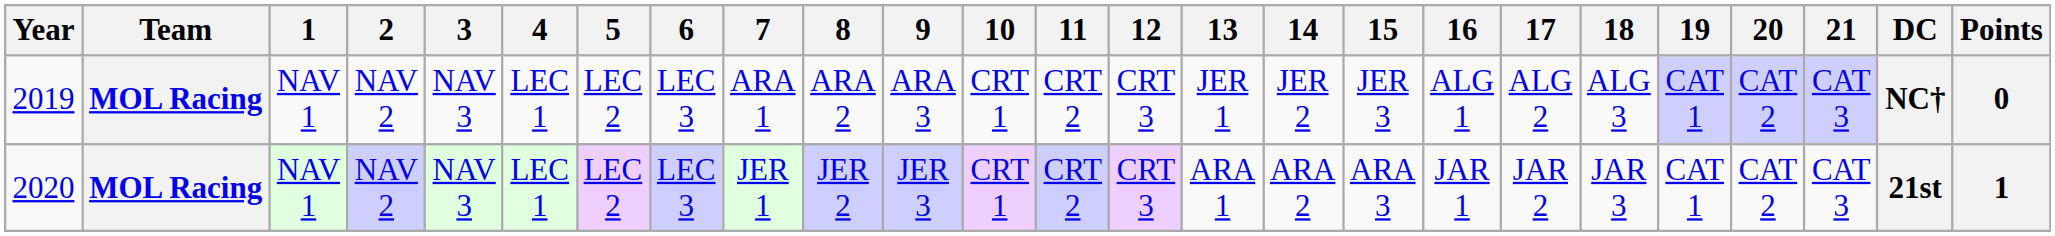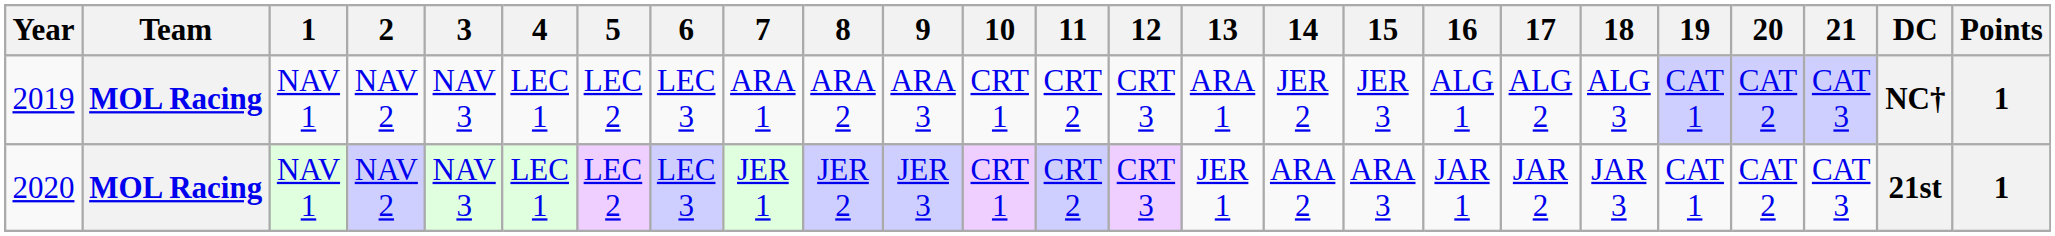(1223, 99) JER 1 -> (1223, 99) ARA 1
(2001, 99) 0 -> (2001, 99) 1
(1223, 186) ARA 1 -> (1223, 186) JER 1
